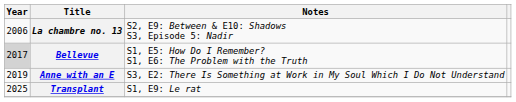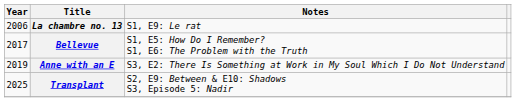(206, 31) S2, E9: Between & E10: Shadows S3, Episode 5: Nadir -> (164, 26) S1, E9: Le rat
(17, 56) lightgrey background -> (17, 45) no background
(164, 90) S1, E9: Le rat -> (206, 84) S2, E9: Between & E10: Shadows S3, Episode 5: Nadir
